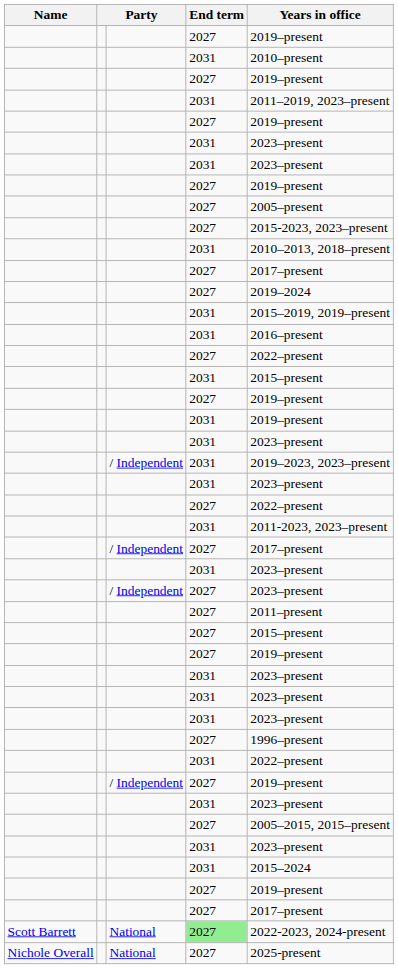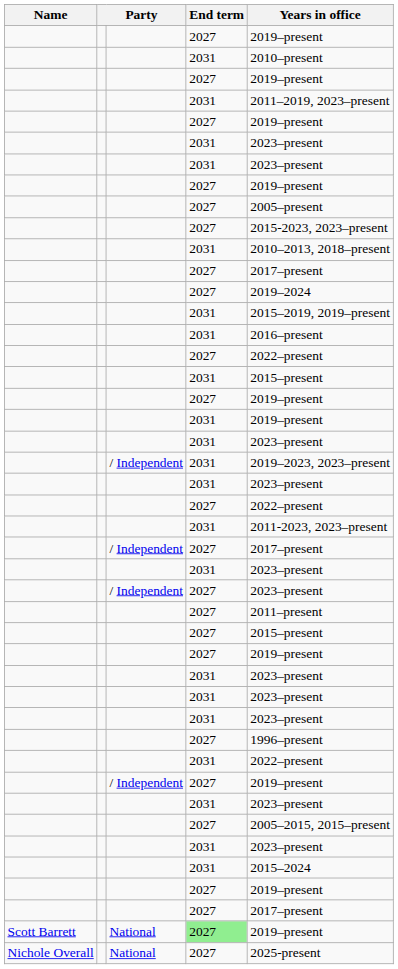(318, 931) 2022-2023, 2024-present -> (286, 931) 2019–present
